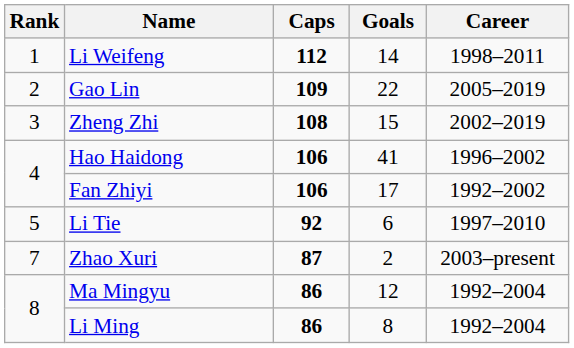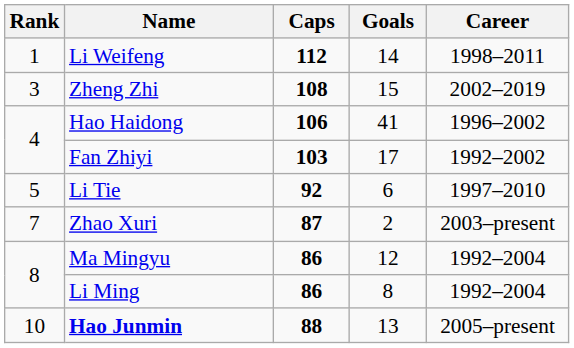- row: (104, 88)
(312, 190) 106 -> (312, 156) 103
+ row: (126, 325)
